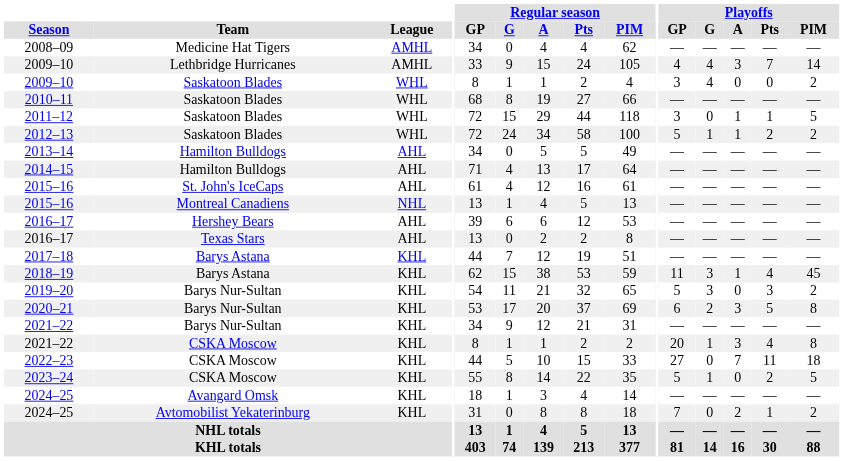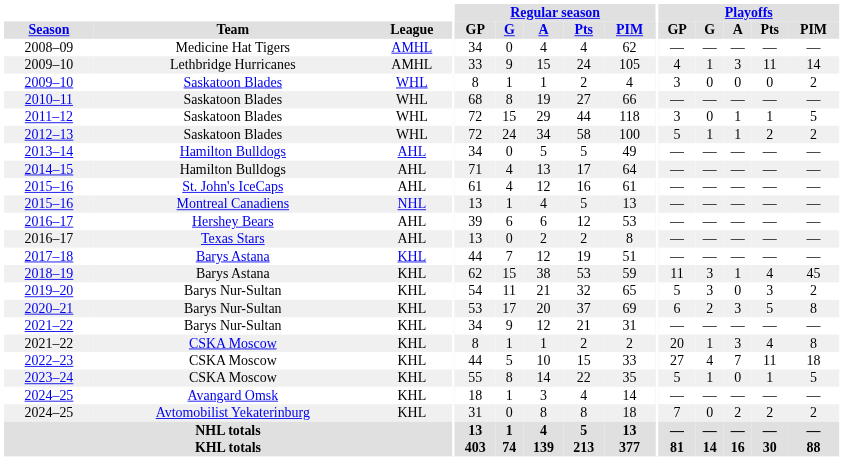(710, 64) 4 -> (710, 64) 1
(770, 64) 7 -> (770, 64) 11
(710, 82) 4 -> (710, 82) 0
(710, 360) 0 -> (710, 360) 4
(770, 378) 2 -> (770, 378) 1
(770, 412) 1 -> (770, 412) 2
